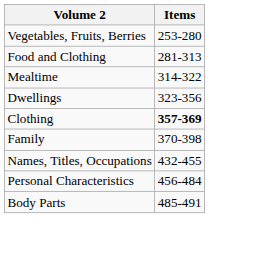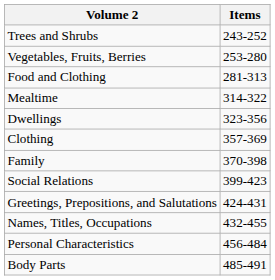+ row: (53, 35)
(180, 118) bold -> (245, 139) normal
+ row: (50, 181)
+ row: (112, 202)
